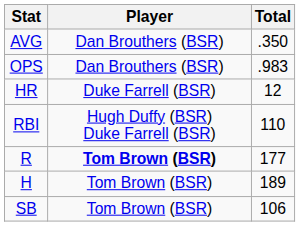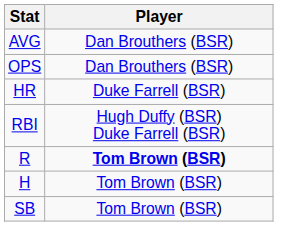- column: (273, 16)
